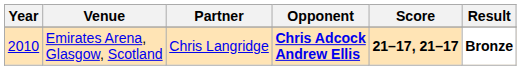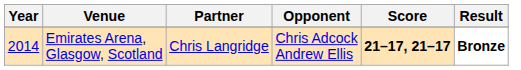(23, 46) 2010 -> (23, 46) 2014
(321, 46) bold -> (317, 46) normal
